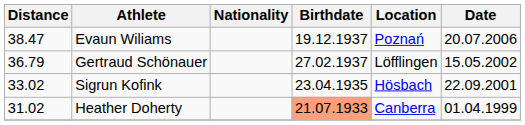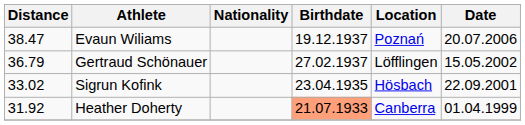(26, 108) 31.02 -> (26, 108) 31.92
